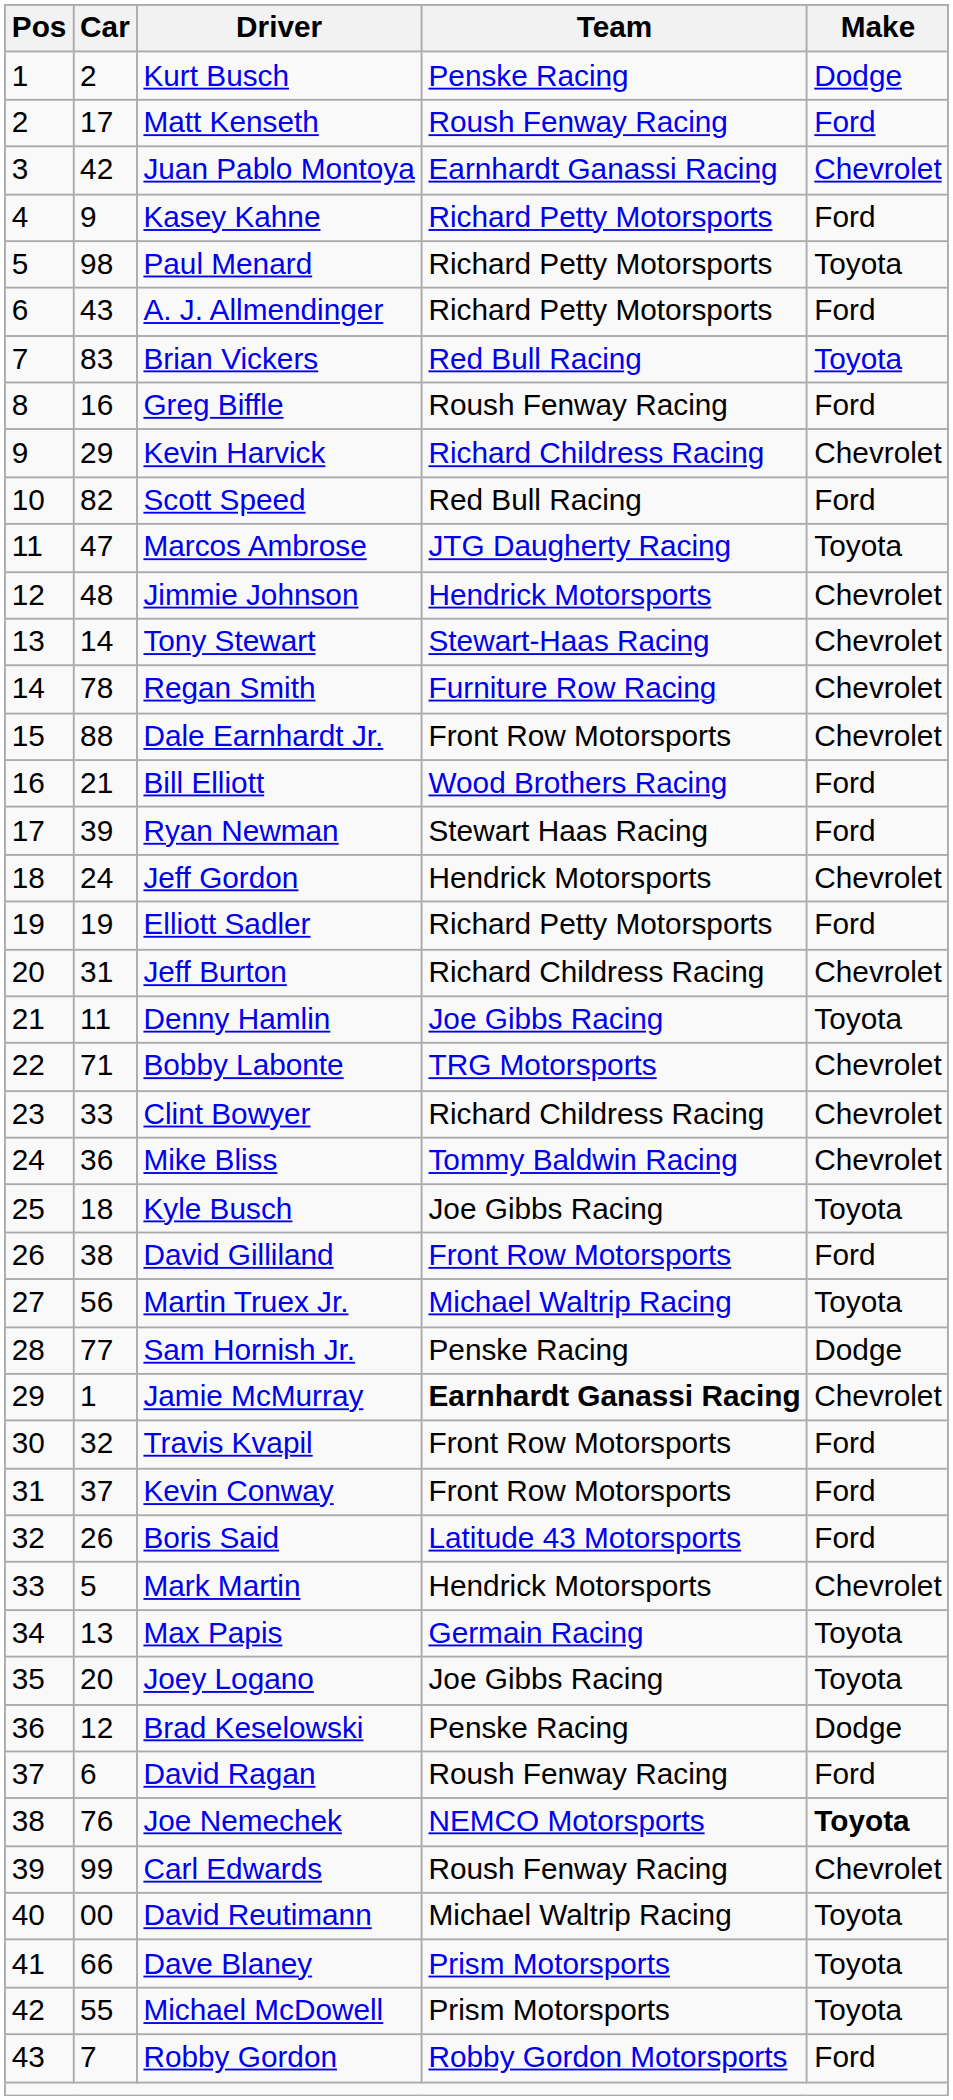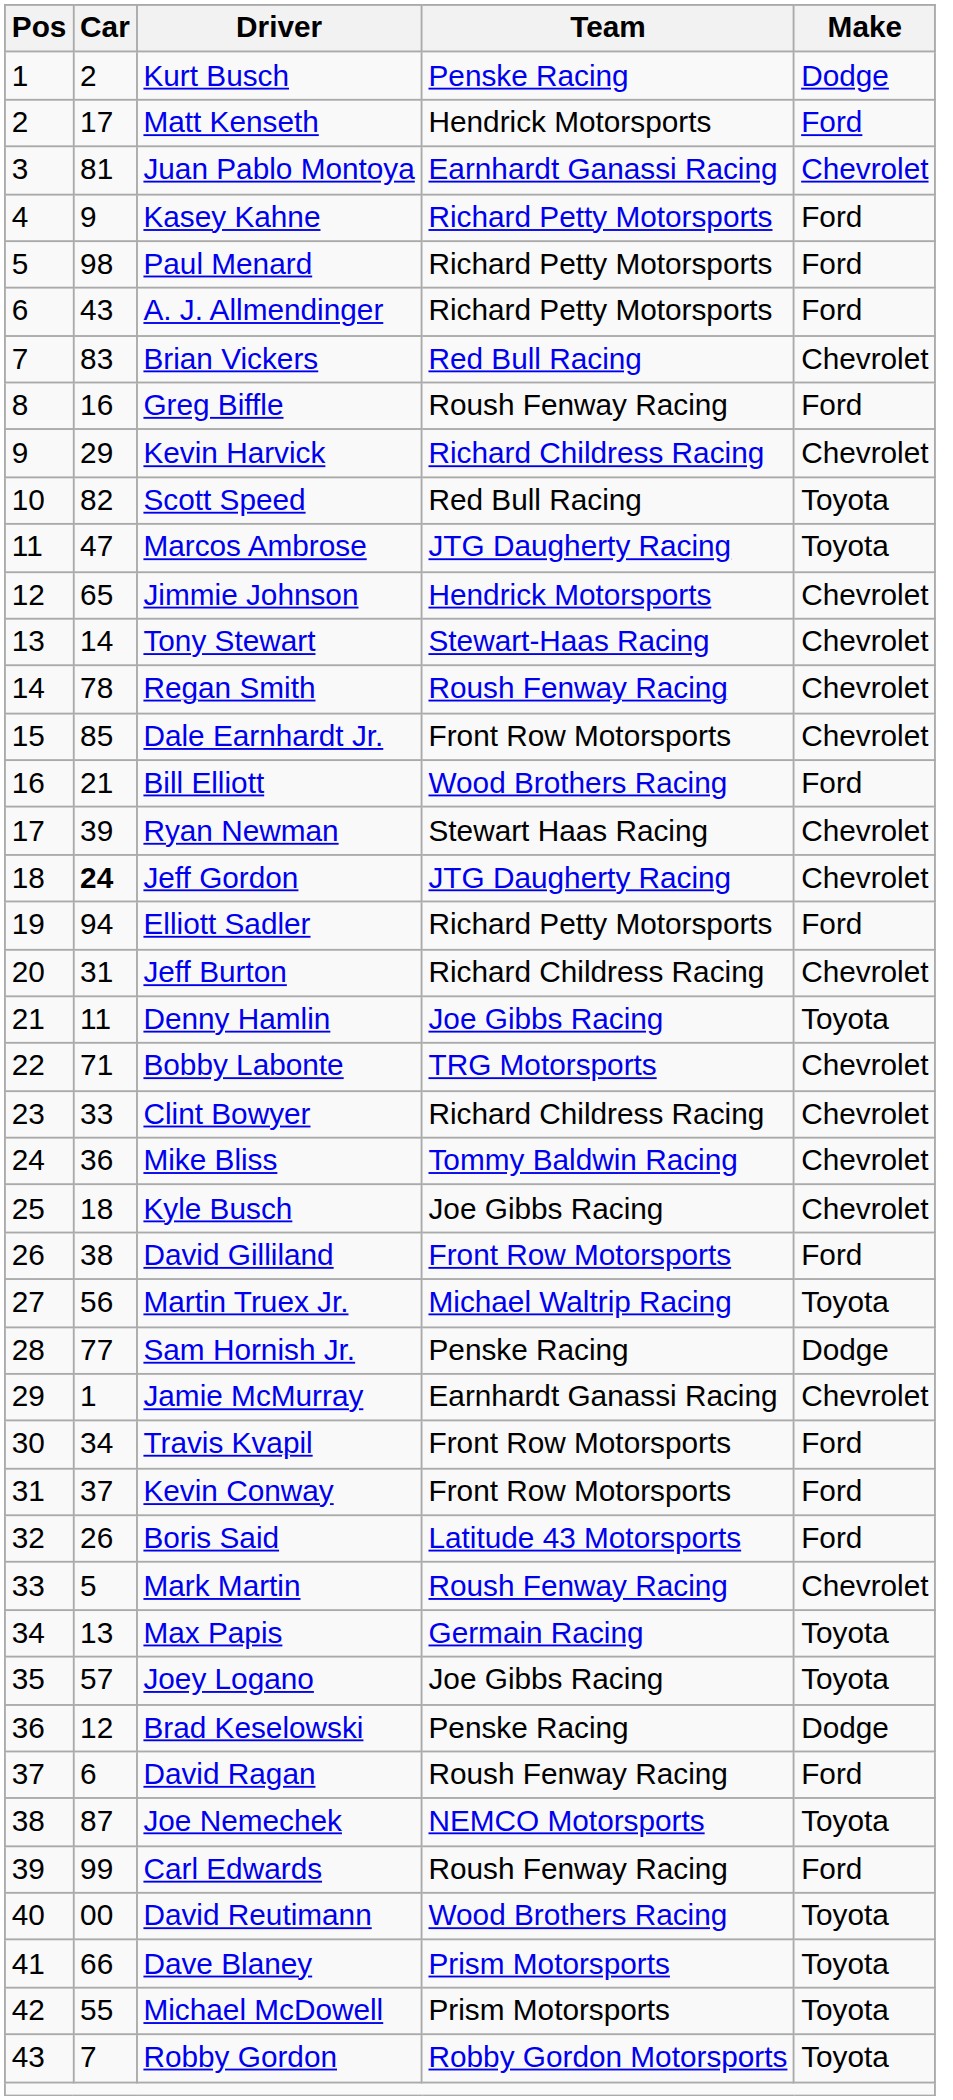(578, 122) Roush Fenway Racing -> (570, 122) Hendrick Motorsports
(97, 169) 42 -> (97, 169) 81
(858, 264) Toyota -> (832, 264) Ford
(858, 358) Toyota -> (865, 358) Chevrolet
(845, 500) Ford -> (845, 500) Toyota
(97, 594) 48 -> (97, 594) 65
(572, 688) Furniture Row Racing -> (578, 688) Roush Fenway Racing
(97, 736) 88 -> (97, 736) 85
(845, 830) Ford -> (865, 830) Chevrolet
(97, 877) normal -> (97, 877) bold
(570, 877) Hendrick Motorsports -> (580, 877) JTG Daugherty Racing
(97, 924) 19 -> (97, 924) 94
(858, 1208) Toyota -> (865, 1208) Chevrolet
(615, 1396) bold -> (603, 1396) normal
(97, 1444) 32 -> (97, 1444) 34
(570, 1585) Hendrick Motorsports -> (578, 1585) Roush Fenway Racing
(97, 1680) 20 -> (97, 1680) 57
(97, 1821) 76 -> (97, 1821) 87
(862, 1821) bold -> (845, 1821) normal
(878, 1868) Chevrolet -> (832, 1868) Ford
(580, 1915) Michael Waltrip Racing -> (578, 1915) Wood Brothers Racing
(845, 2057) Ford -> (845, 2057) Toyota
